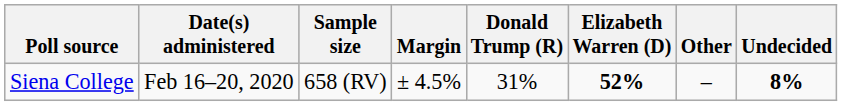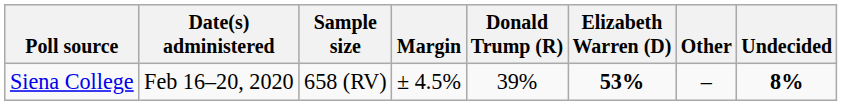(517, 81) 31% -> (517, 81) 39%
(622, 81) 52% -> (622, 81) 53%
